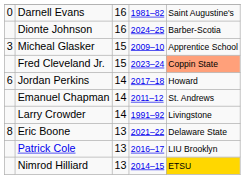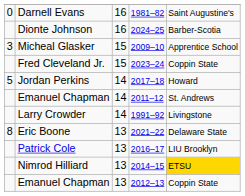(193, 64) lightsalmon background -> (193, 64) no background
(10, 81) 6 -> (10, 81) 5
+ row: (64, 183)
